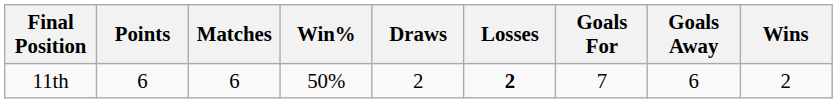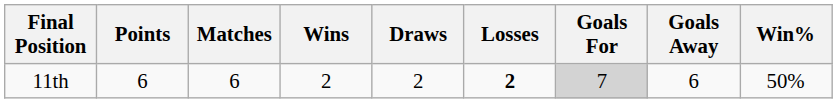columns swapped: (786, 34) <-> (326, 34)
(602, 80) no background -> (602, 80) lightgrey background
